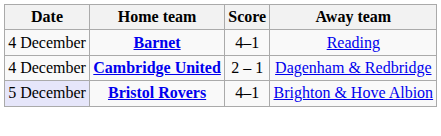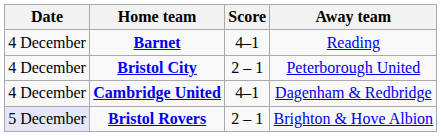+ row: (157, 67)
(247, 67) 2 – 1 -> (247, 93) 4–1
(247, 93) 4–1 -> (247, 118) 2 – 1
